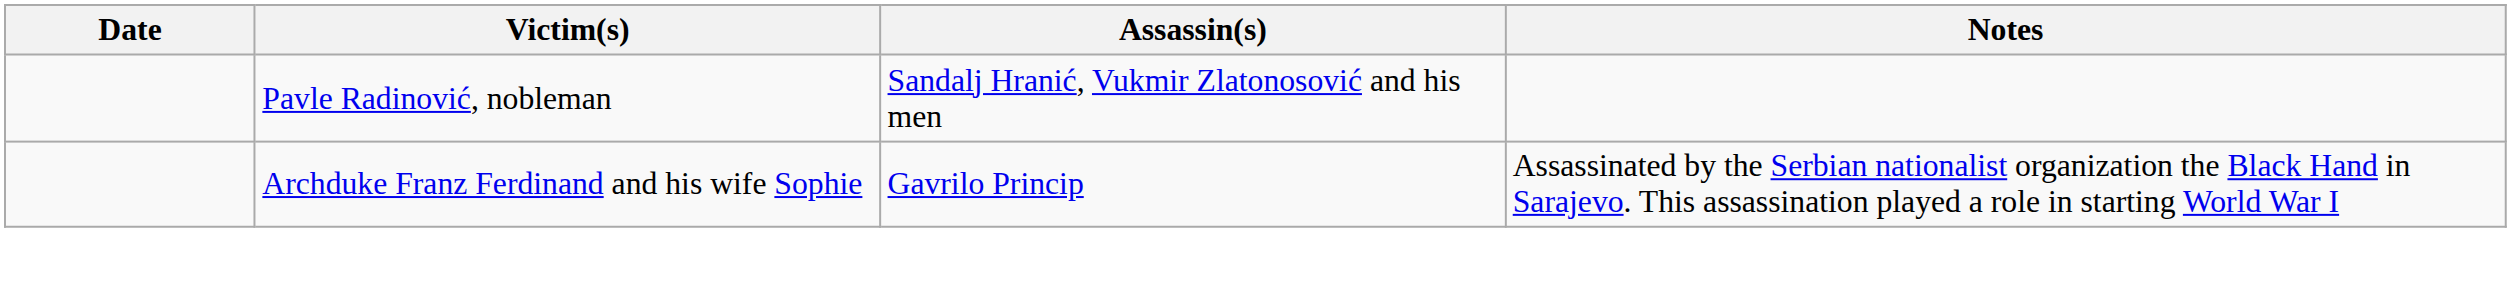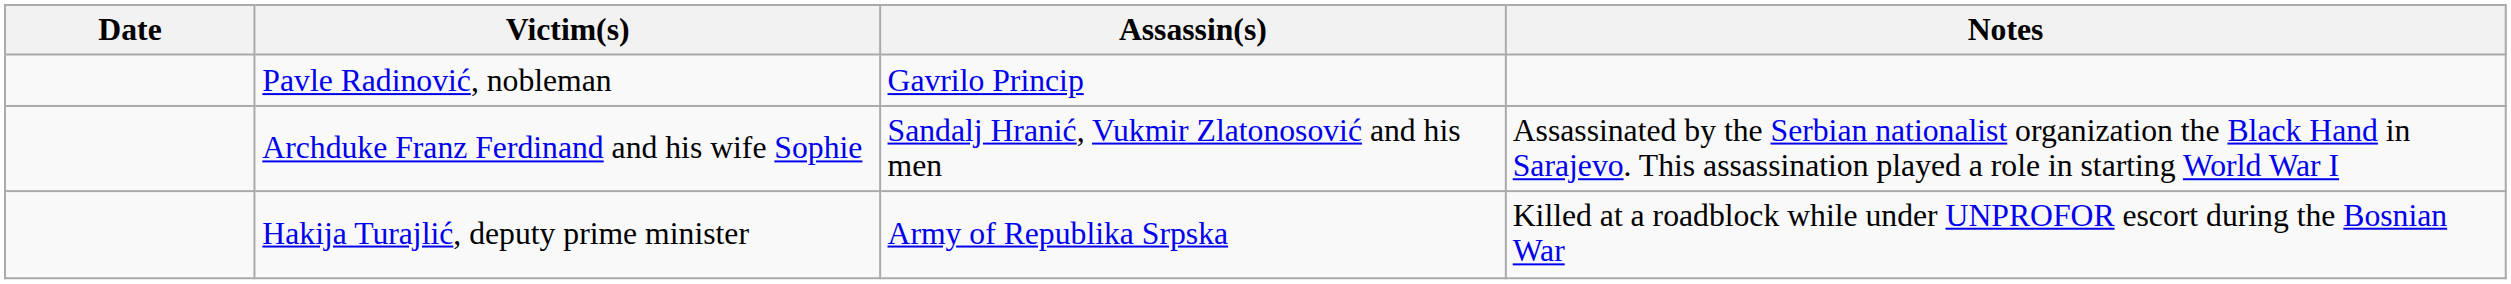(1174, 97) Sandalj Hranić, Vukmir Zlatonosović and his men -> (986, 79) Gavrilo Princip
(986, 183) Gavrilo Princip -> (1174, 147) Sandalj Hranić, Vukmir Zlatonosović and his men
+ row: (506, 233)
